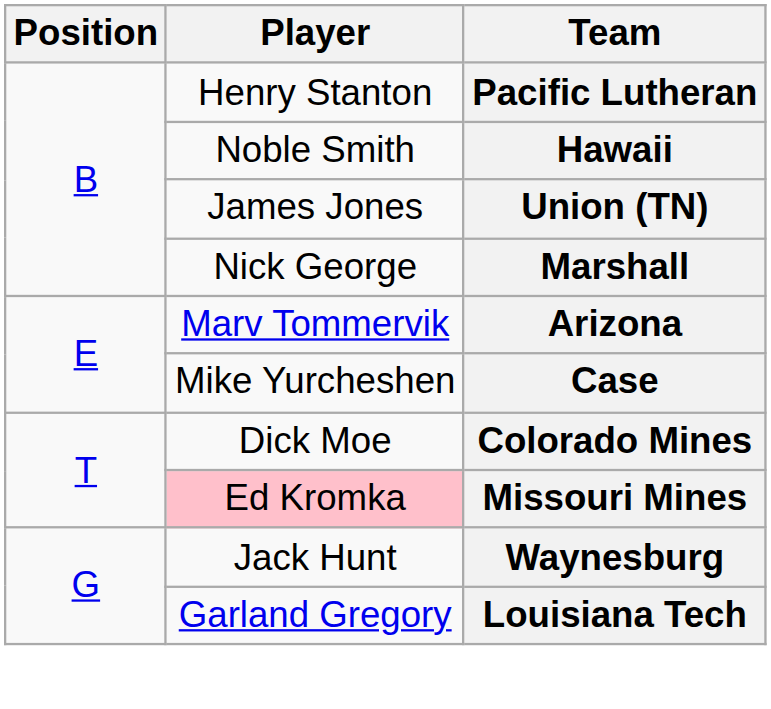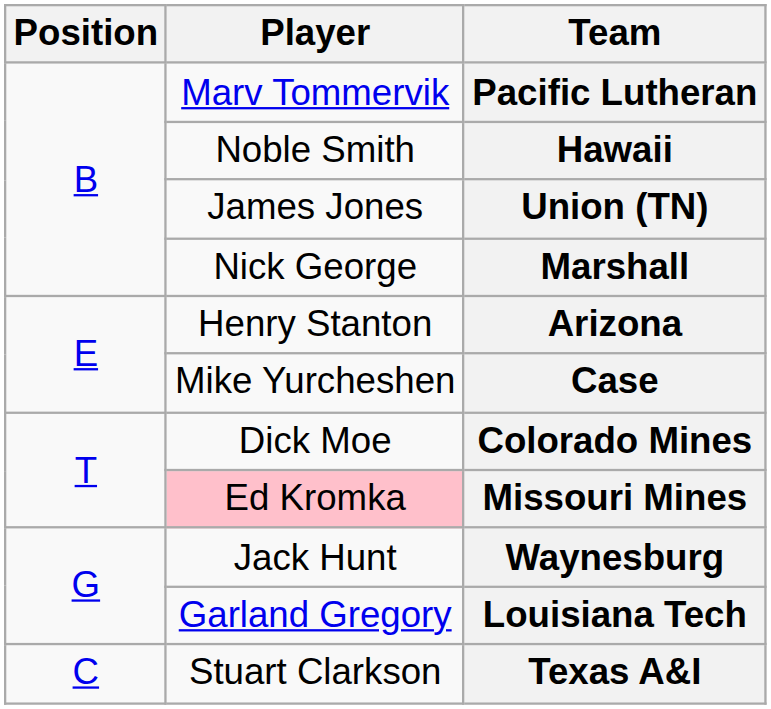(315, 91) Henry Stanton -> (315, 91) Marv Tommervik
(315, 324) Marv Tommervik -> (315, 324) Henry Stanton
+ row: (615, 672)
